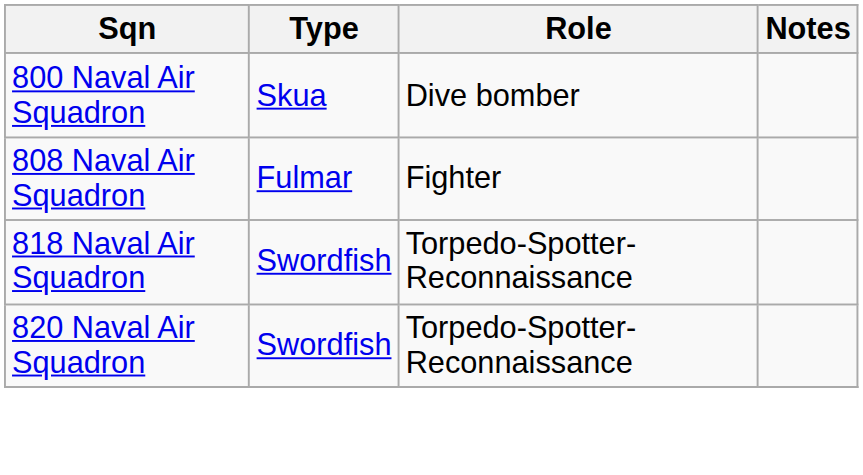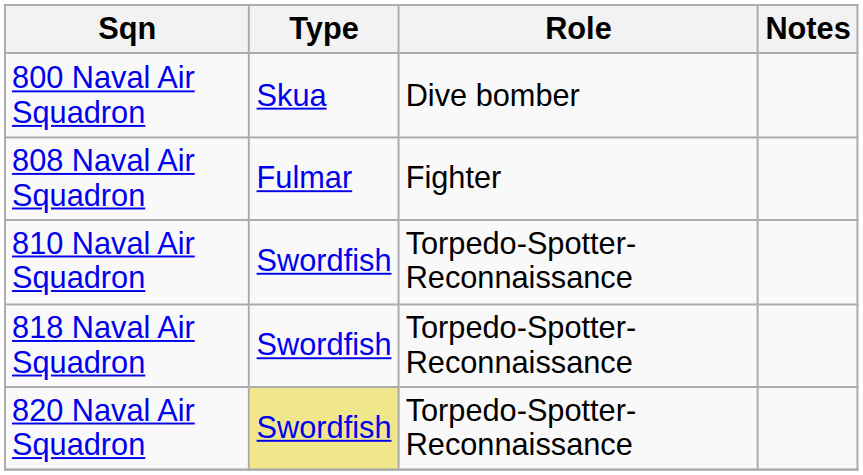+ row: (103, 261)
(324, 344) no background -> (324, 427) khaki background
